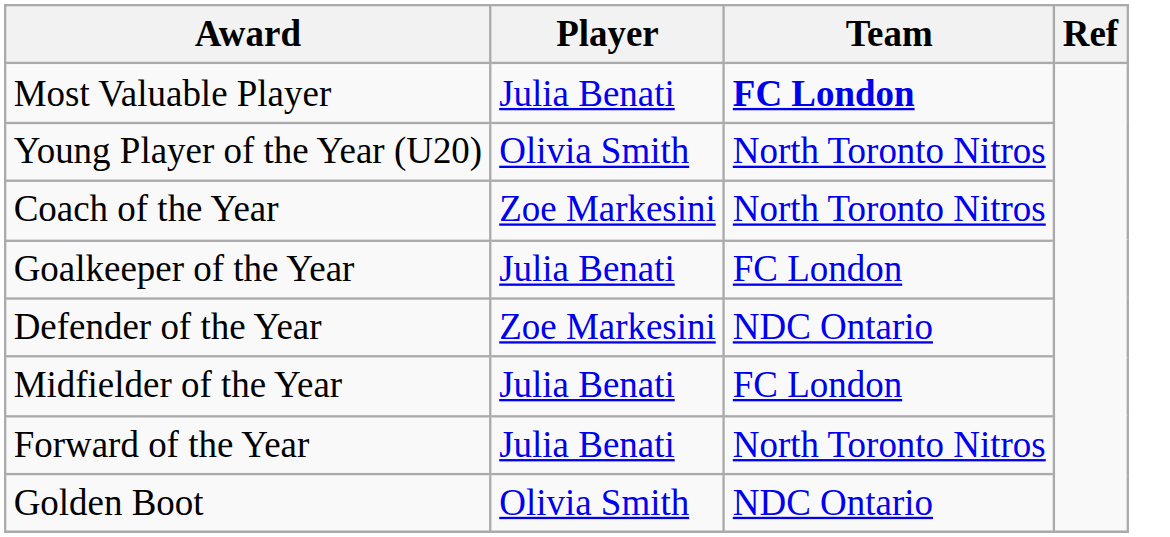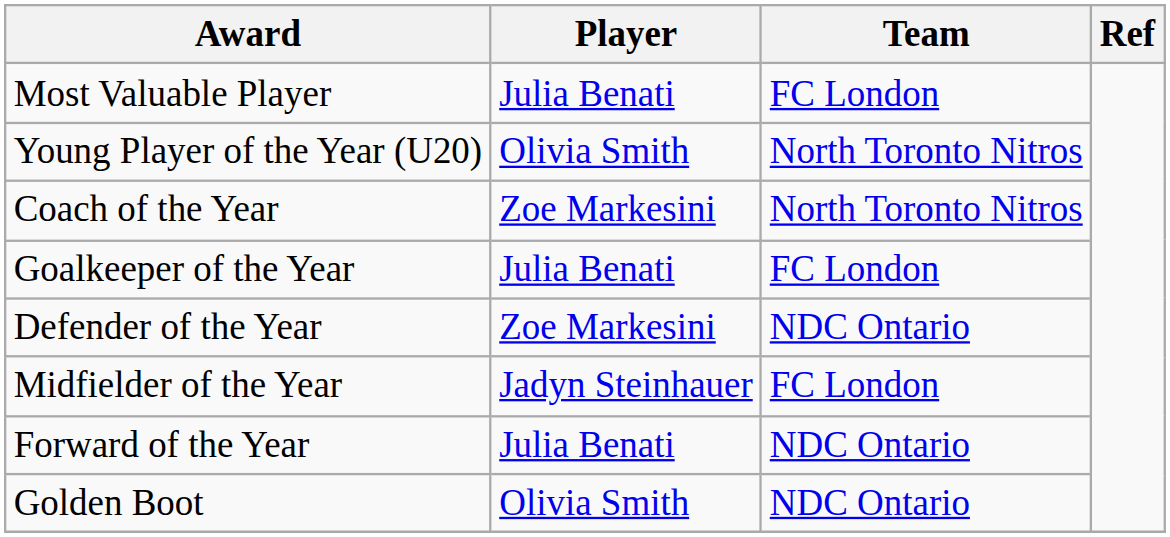(824, 92) bold -> (854, 92) normal
(587, 385) Julia Benati -> (626, 385) Jadyn Steinhauer
(889, 444) North Toronto Nitros -> (870, 444) NDC Ontario
